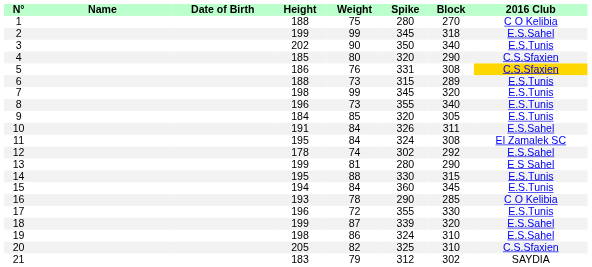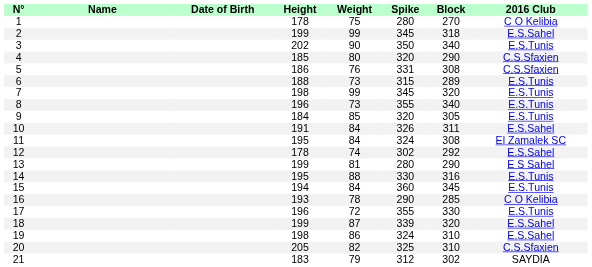(300, 21) 188 -> (300, 21) 178
(531, 69) gold background -> (531, 69) no background
(451, 176) 315 -> (451, 176) 316
